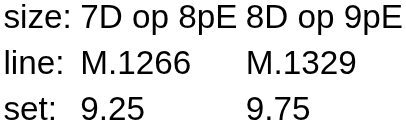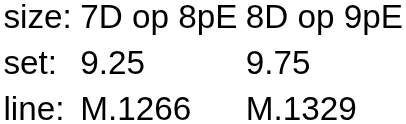rows swapped: (30, 108) <-> (34, 63)
